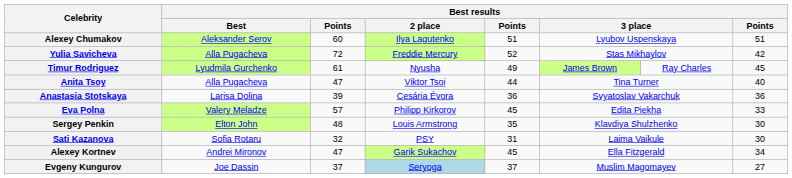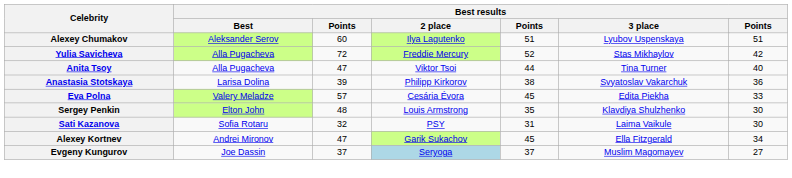- row: (83, 68)
(425, 96) Cesária Évora -> (436, 82) Philipp Kirkorov
(512, 96) 36 -> (529, 82) 38
(425, 110) Philipp Kirkorov -> (436, 96) Cesária Évora
